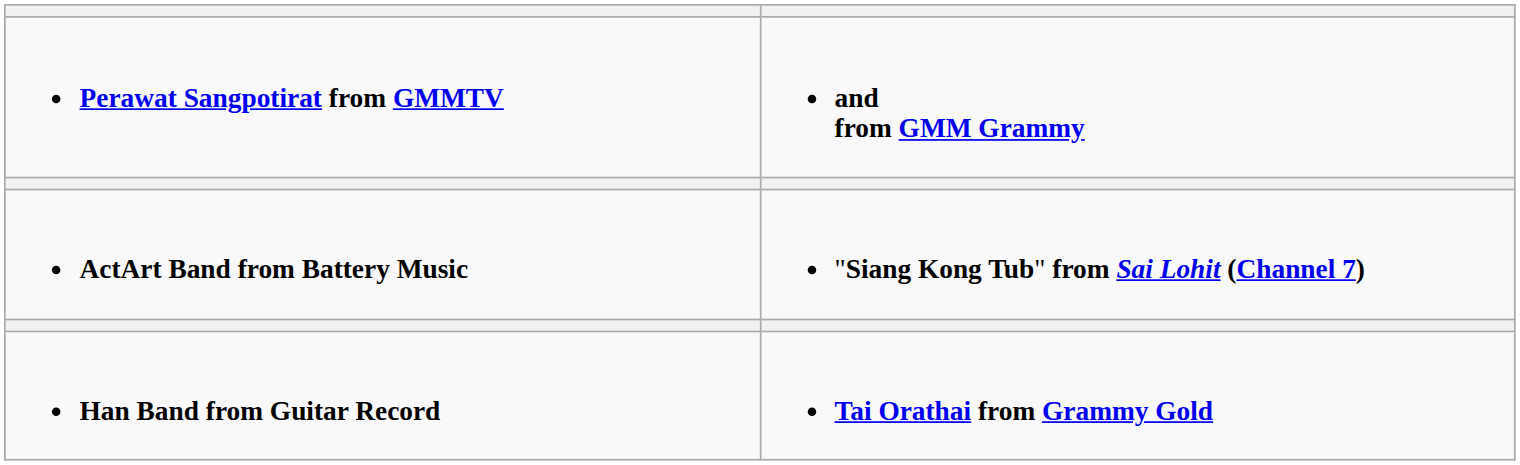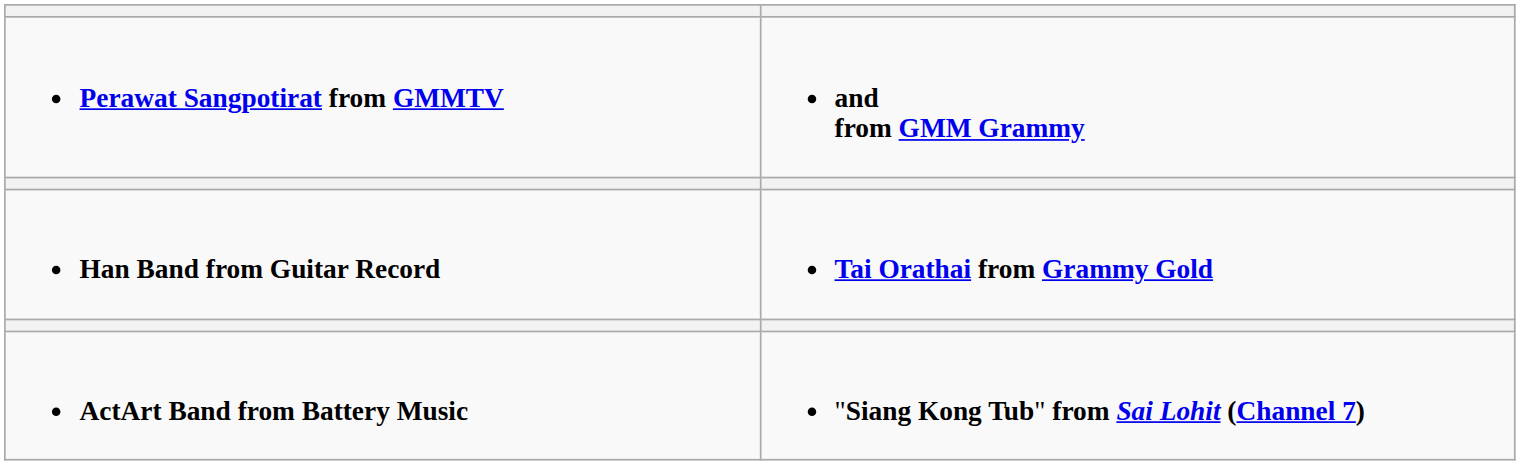rows swapped: (382, 411) <-> (382, 270)
